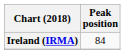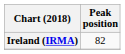(100, 40) 84 -> (100, 40) 82
